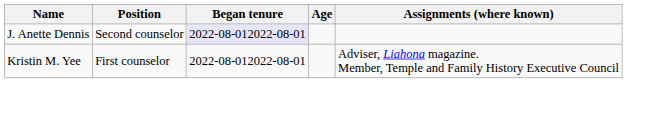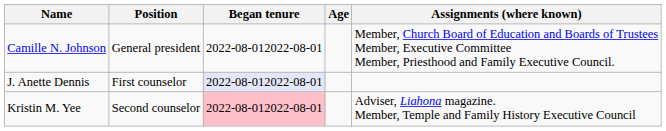+ row: (57, 48)
(139, 34) Second counselor -> (149, 82) First counselor
(132, 61) First counselor -> (156, 108) Second counselor
(248, 61) no background -> (264, 108) pink background
